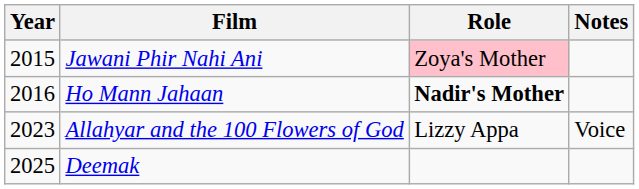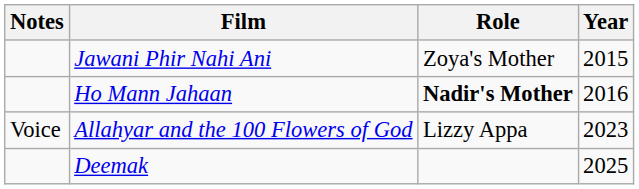columns swapped: (32, 22) <-> (601, 22)
(480, 58) pink background -> (489, 58) no background
